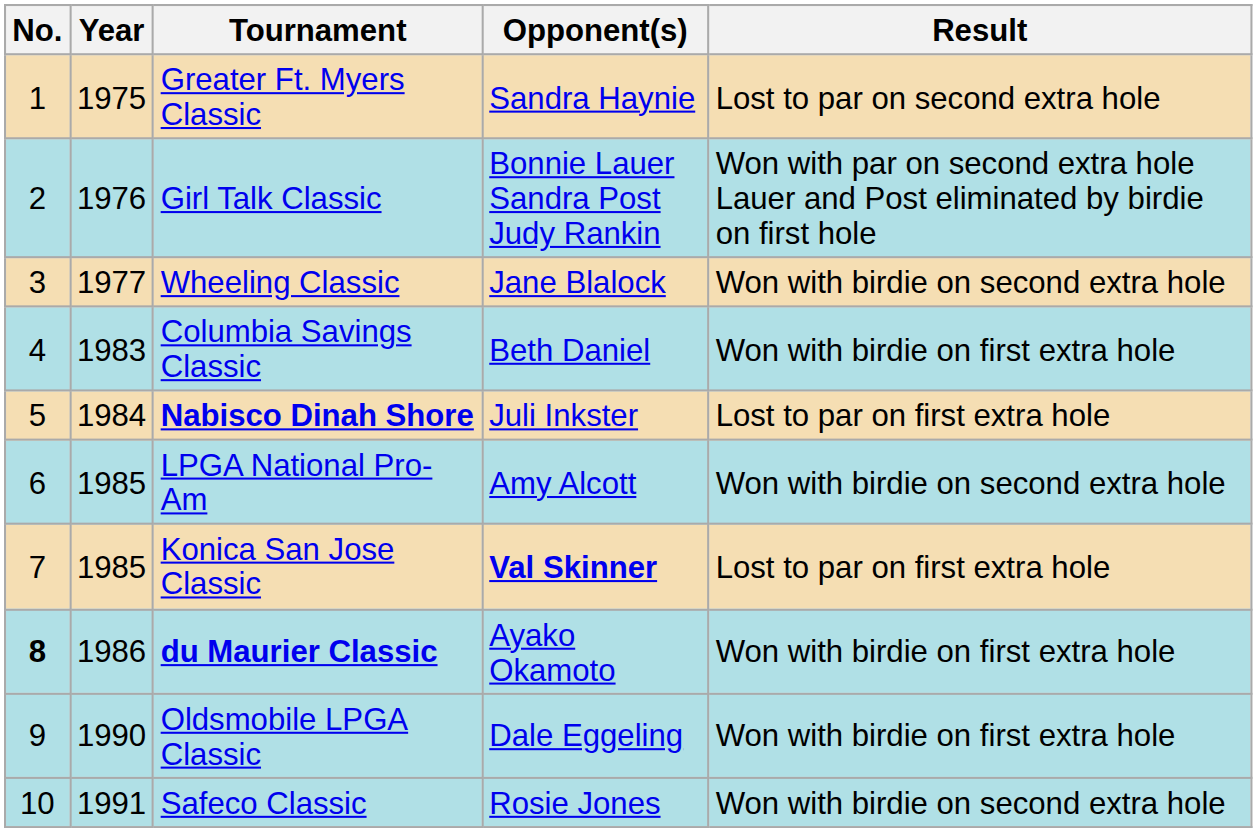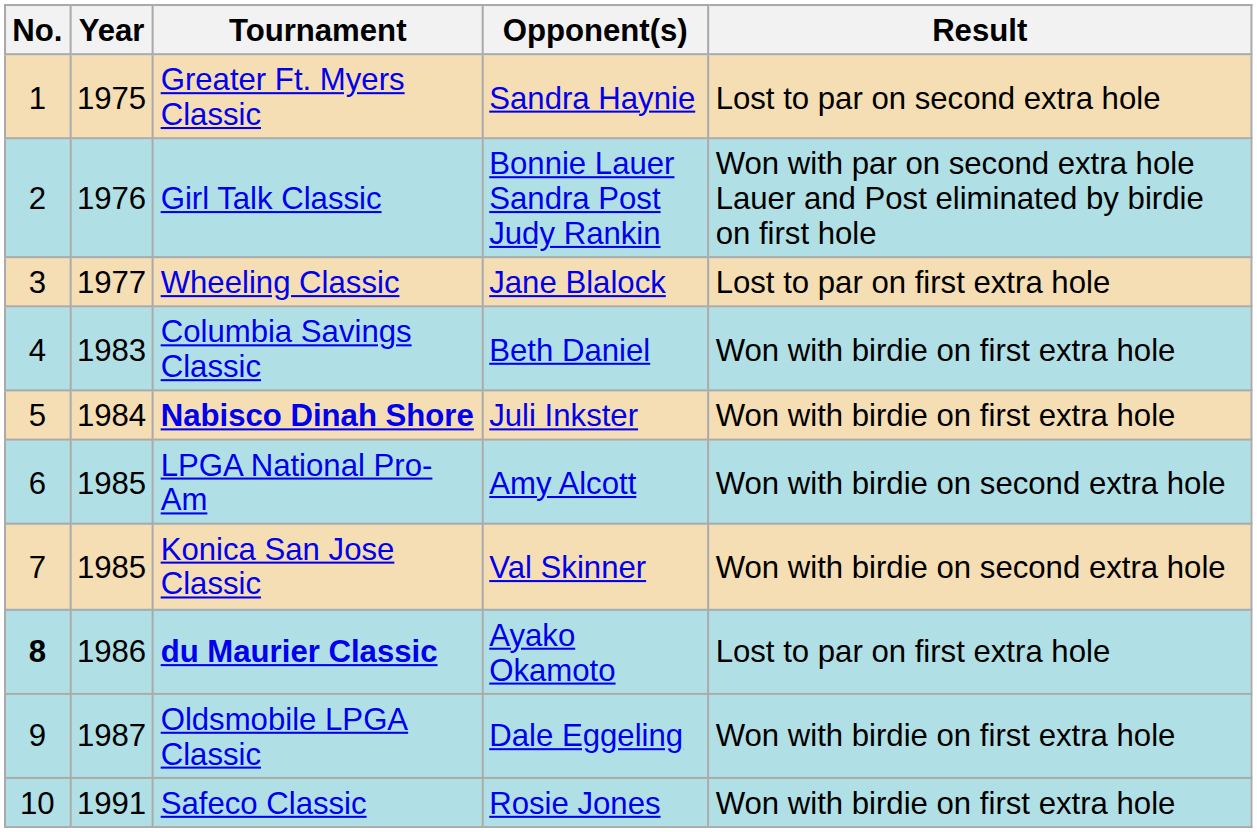(971, 282) Won with birdie on second extra hole -> (913, 282) Lost to par on first extra hole
(913, 416) Lost to par on first extra hole -> (946, 416) Won with birdie on first extra hole
(573, 567) bold -> (568, 567) normal
(913, 567) Lost to par on first extra hole -> (971, 567) Won with birdie on second extra hole
(946, 651) Won with birdie on first extra hole -> (913, 651) Lost to par on first extra hole
(112, 735) 1990 -> (112, 735) 1987
(971, 802) Won with birdie on second extra hole -> (946, 802) Won with birdie on first extra hole
